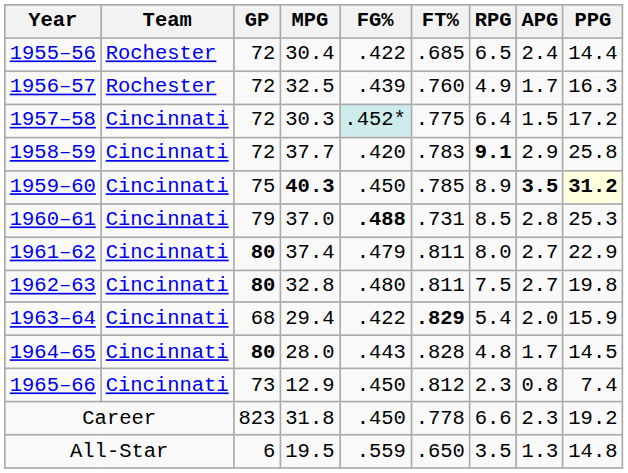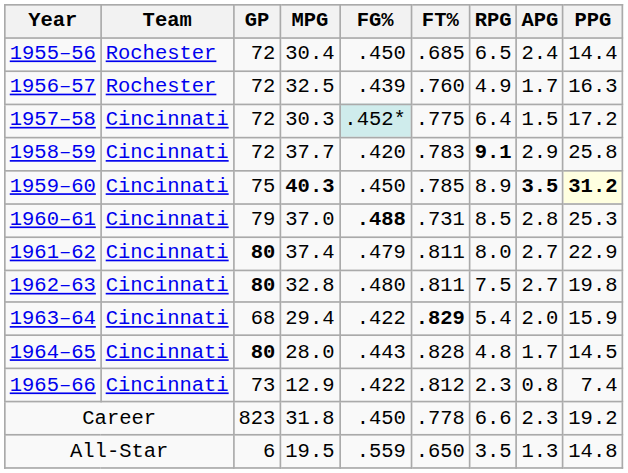(381, 55) .422 -> (381, 55) .450
(381, 386) .450 -> (381, 386) .422
